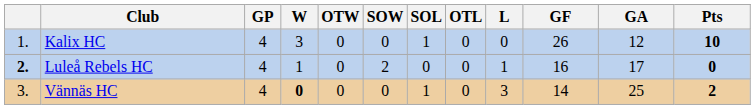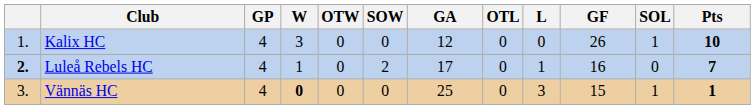columns swapped: (426, 16) <-> (636, 16)
(712, 66) 0 -> (712, 66) 7
(560, 91) 14 -> (598, 91) 15
(712, 91) 2 -> (712, 91) 1
